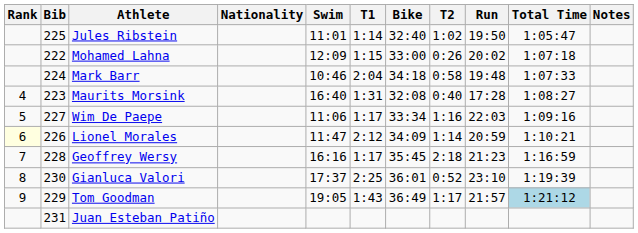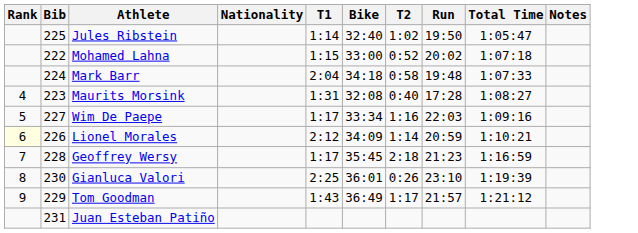- column: (328, 15)
(447, 55) 0:26 -> (404, 55) 0:52
(447, 177) 0:52 -> (404, 177) 0:26
(549, 198) lightblue background -> (506, 198) no background
